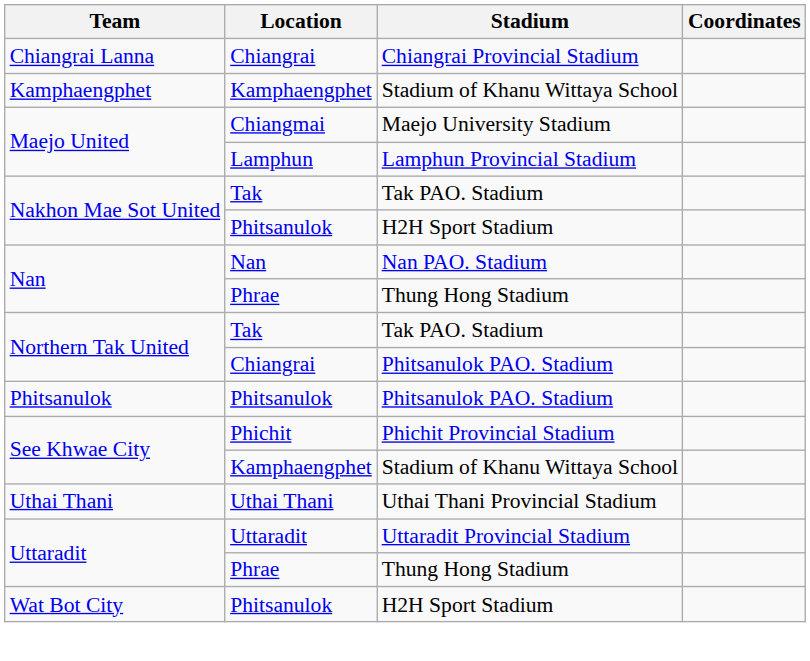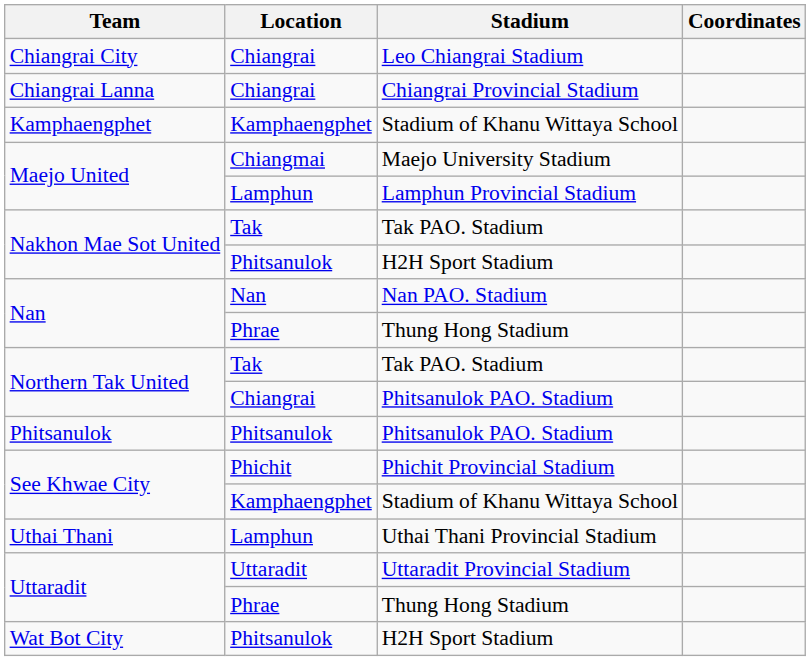+ row: (74, 55)
(282, 501) Uthai Thani -> (272, 535) Lamphun
